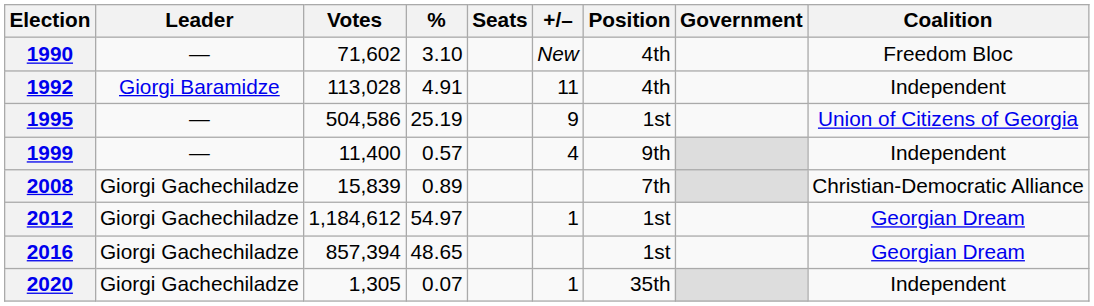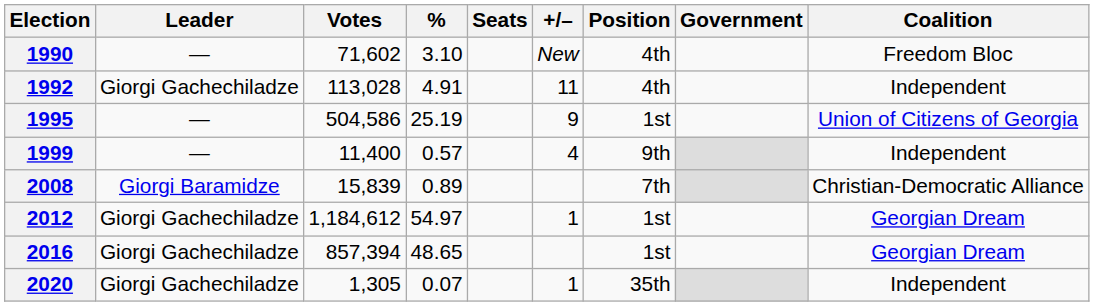(199, 86) Giorgi Baramidze -> (199, 86) Giorgi Gachechiladze
(199, 185) Giorgi Gachechiladze -> (199, 185) Giorgi Baramidze
